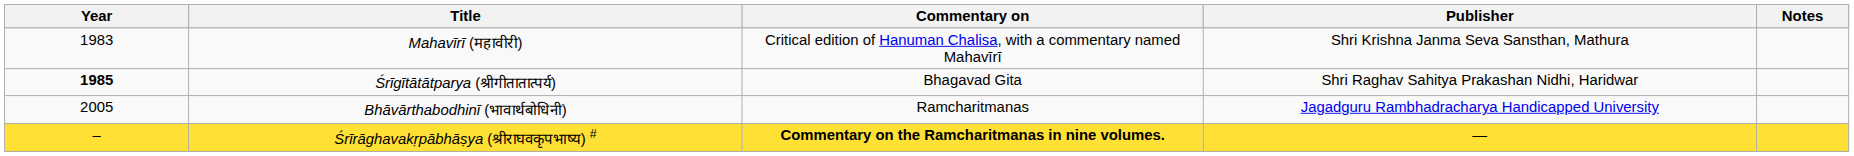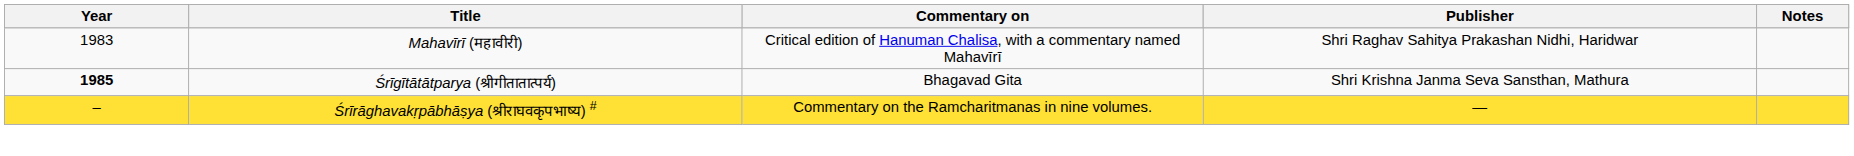(1480, 39) Shri Krishna Janma Seva Sansthan, Mathura -> (1480, 39) Shri Raghav Sahitya Prakashan Nidhi, Haridwar
(1480, 80) Shri Raghav Sahitya Prakashan Nidhi, Haridwar -> (1480, 80) Shri Krishna Janma Seva Sansthan, Mathura
- row: (465, 110)
(973, 134) bold -> (973, 107) normal
